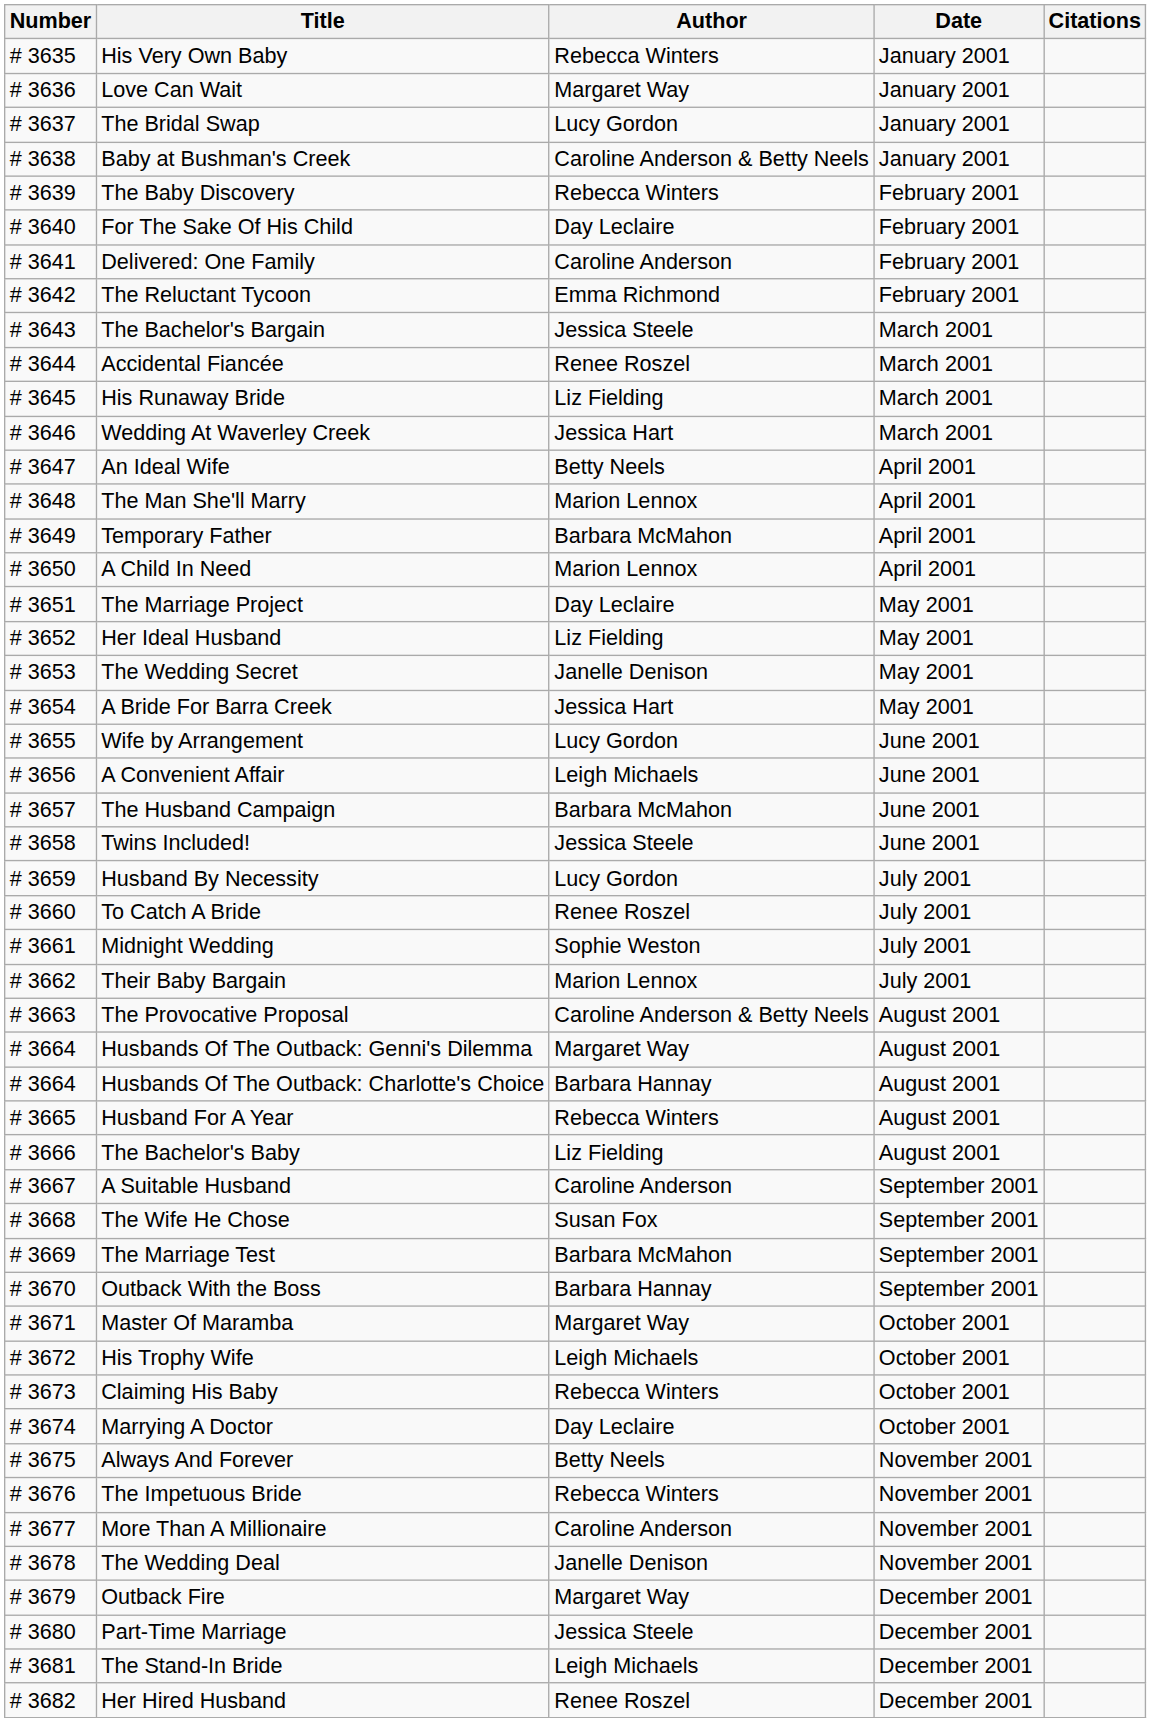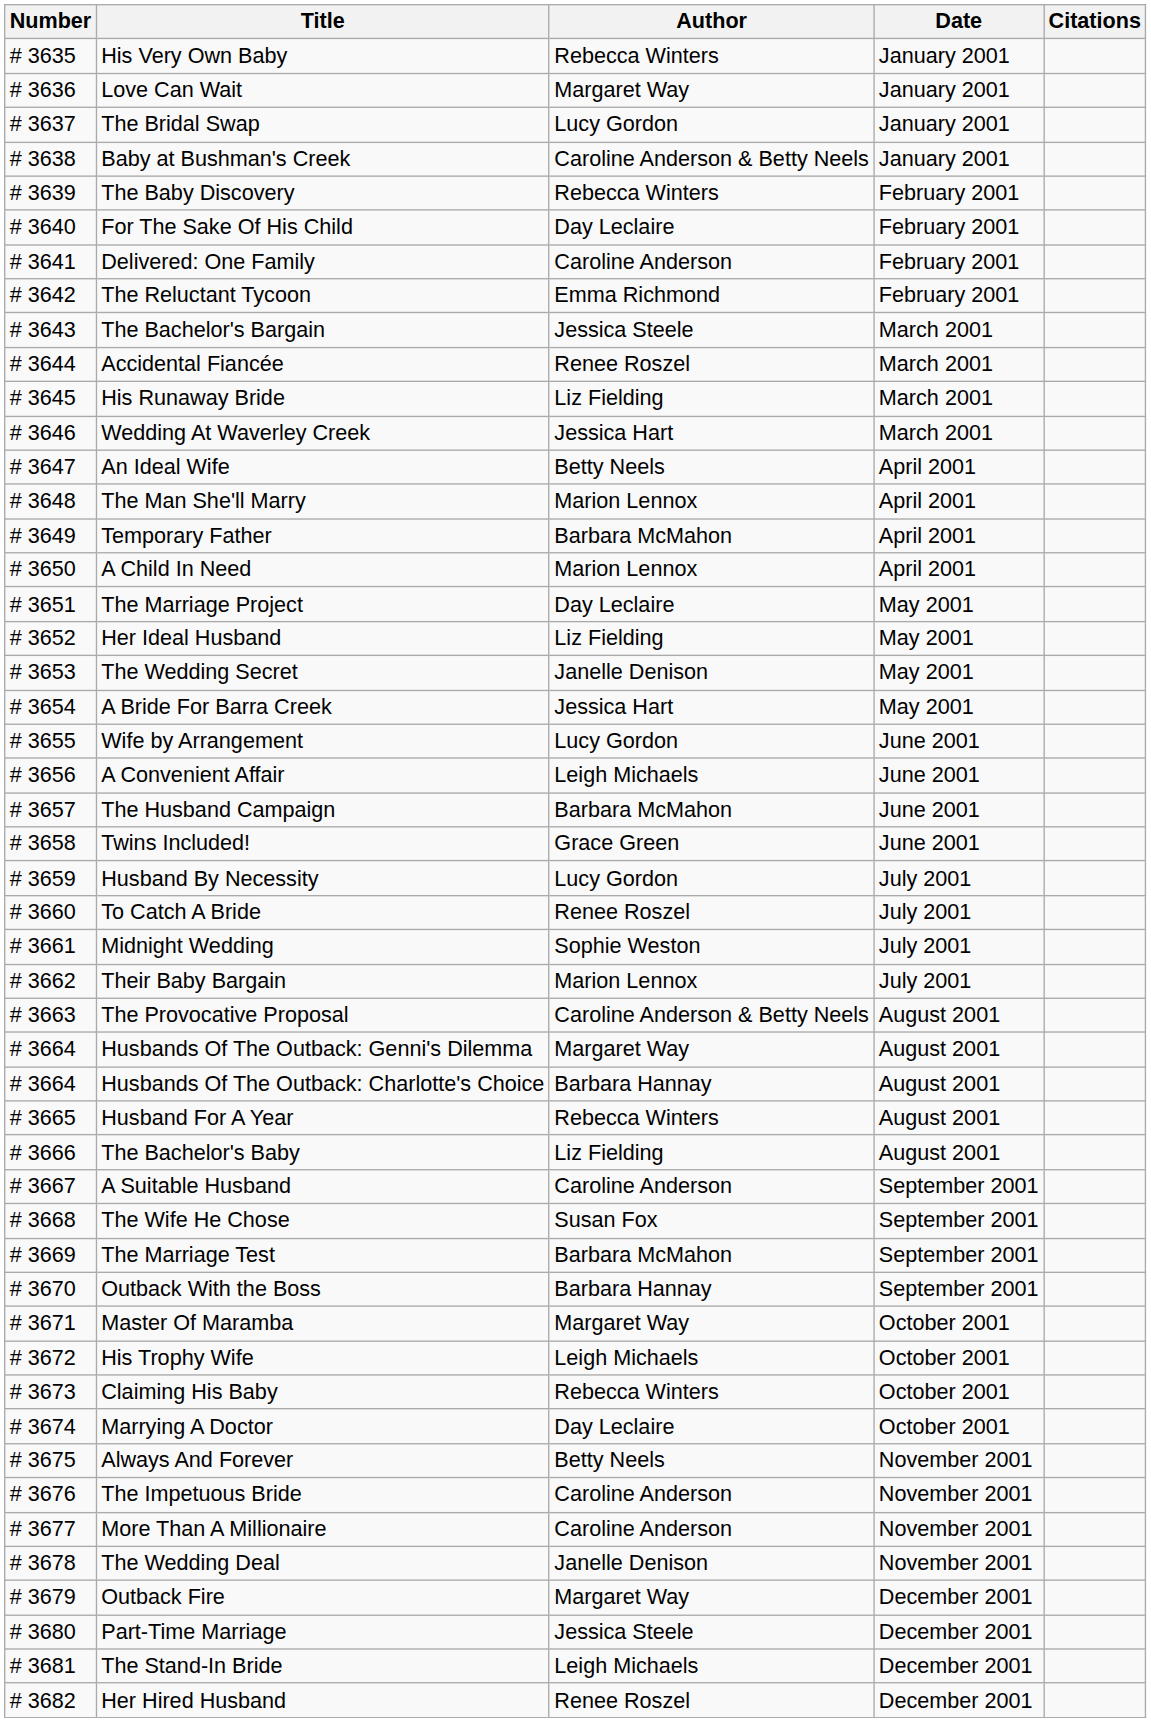(624, 843) Jessica Steele -> (617, 843) Grace Green
(637, 1494) Rebecca Winters -> (643, 1494) Caroline Anderson
